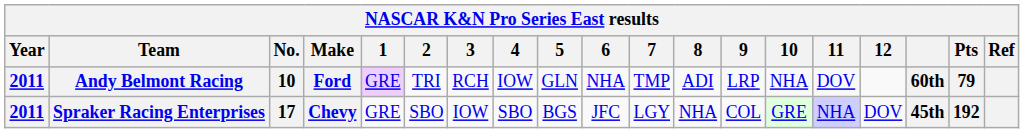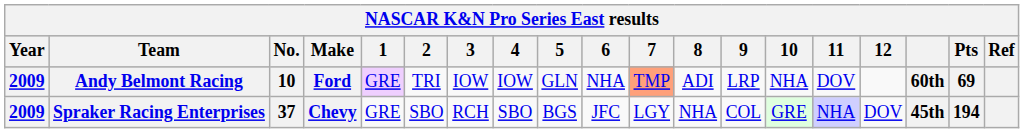(27, 81) 2011 -> (27, 81) 2009
(471, 81) RCH -> (471, 81) IOW
(652, 81) no background -> (652, 81) lightsalmon background
(966, 81) 79 -> (966, 81) 69
(27, 112) 2011 -> (27, 112) 2009
(287, 112) 17 -> (287, 112) 37
(471, 112) IOW -> (471, 112) RCH
(966, 112) 192 -> (966, 112) 194
